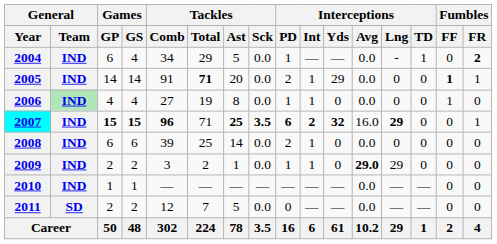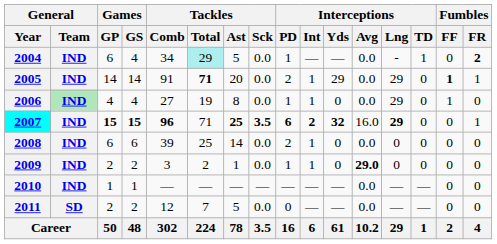(206, 57) no background -> (206, 57) paleturquoise background
(397, 79) 0 -> (397, 79) 29
(397, 100) 0 -> (397, 100) 29
(397, 164) 29 -> (397, 164) 0
